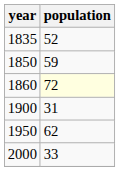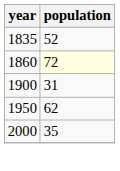- row: (22, 62)
(51, 154) 33 -> (51, 131) 35
